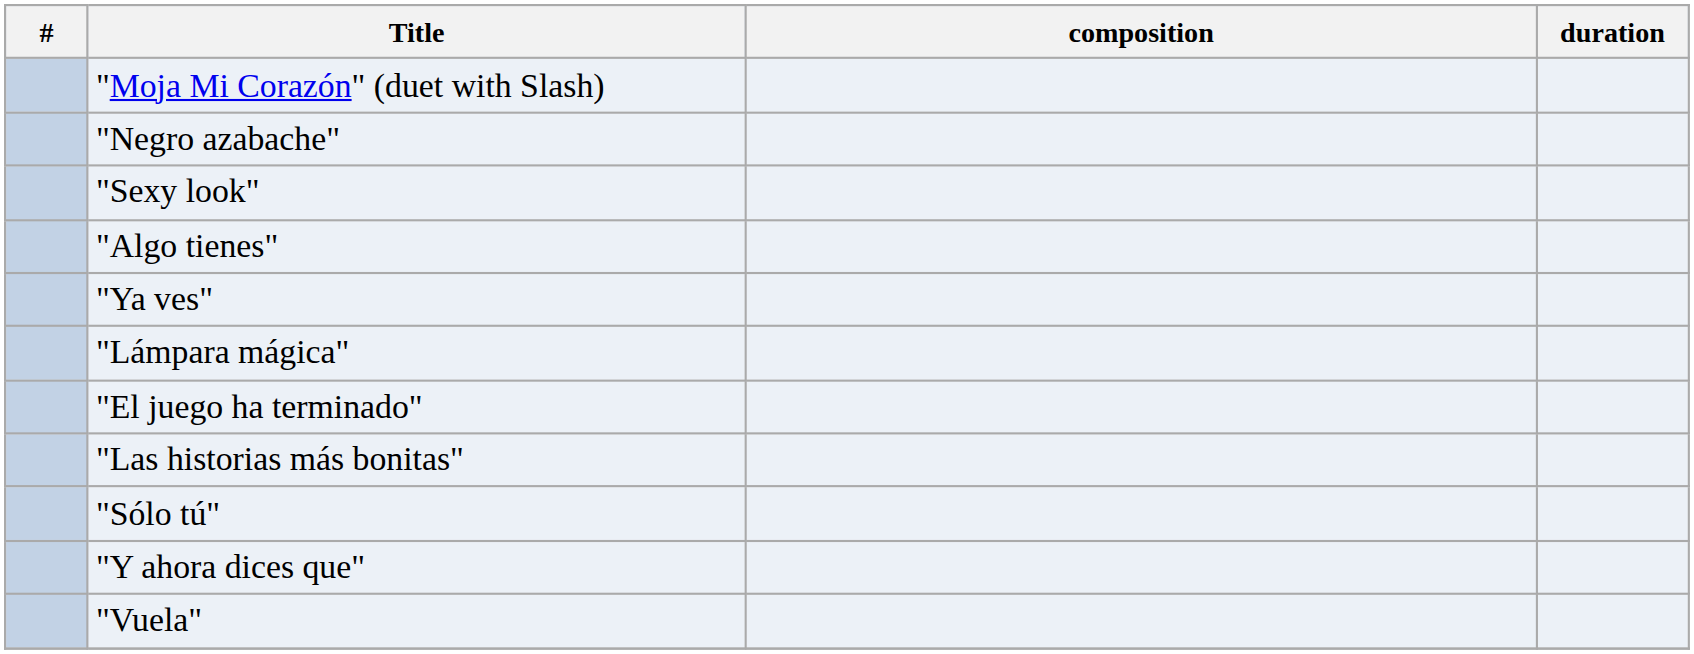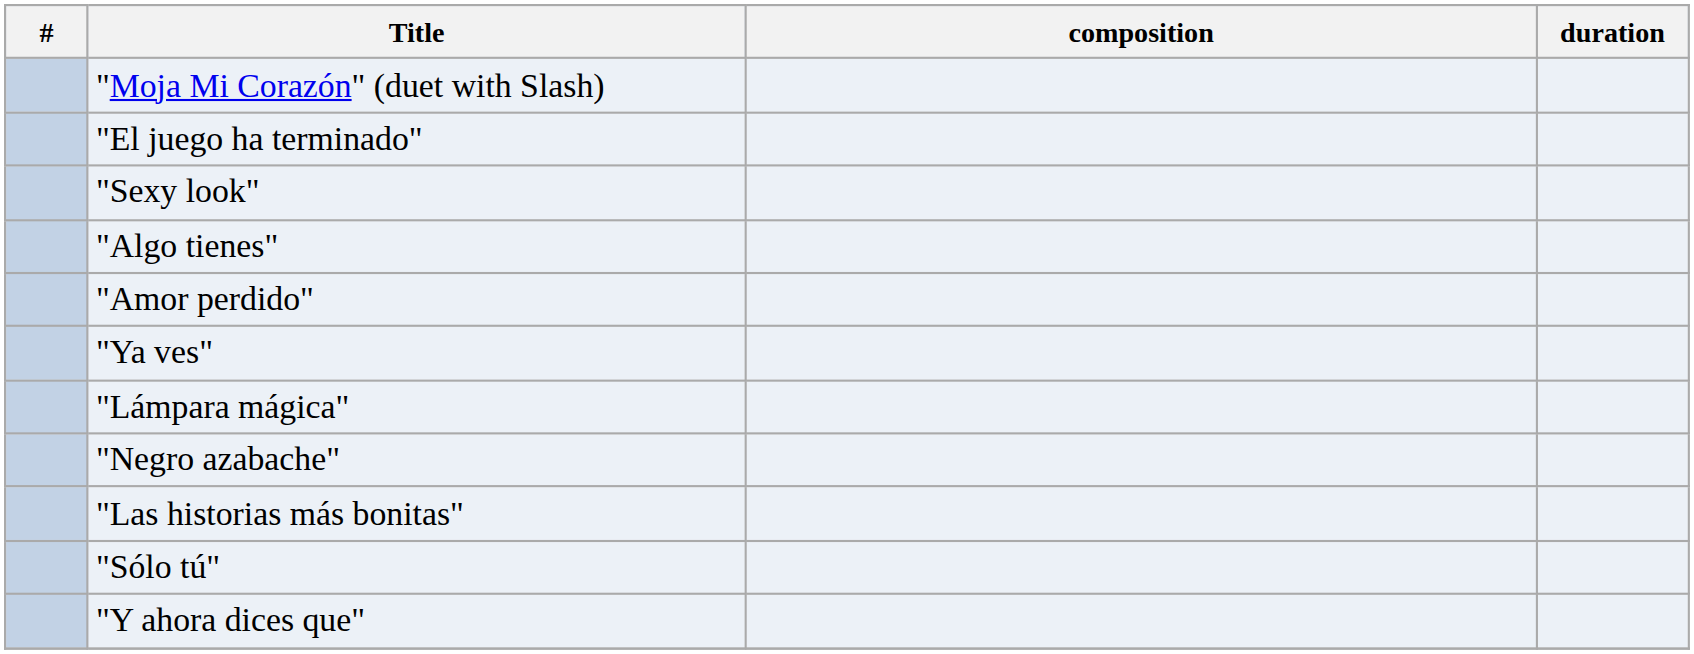rows swapped: (218, 138) <-> (259, 406)
+ row: (205, 298)
- row: (149, 620)
